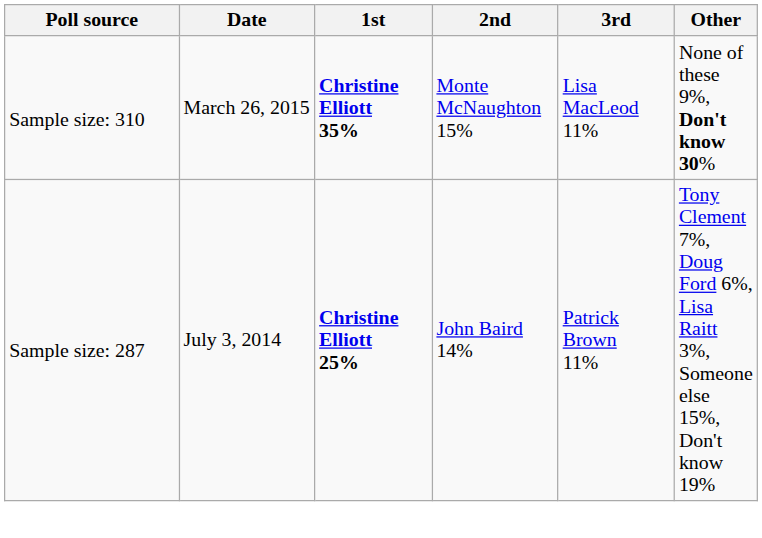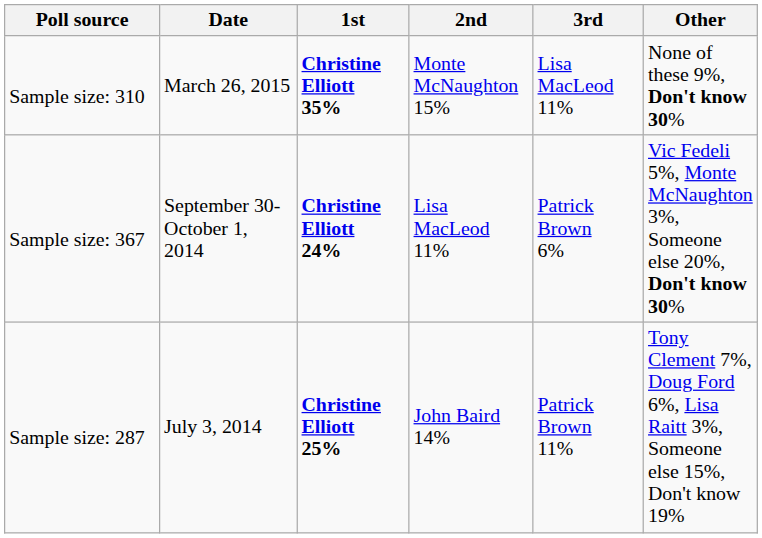+ row: (77, 239)
